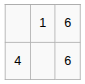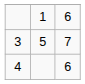+ row: (18, 42)
